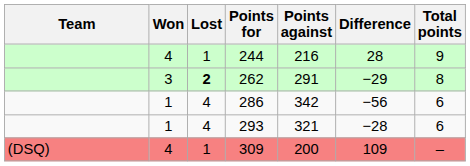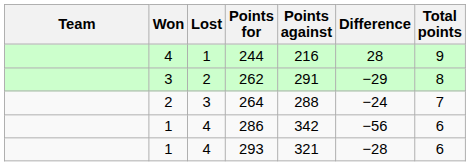(207, 79) bold -> (207, 79) normal
+ row: (251, 102)
- row: (251, 149)
